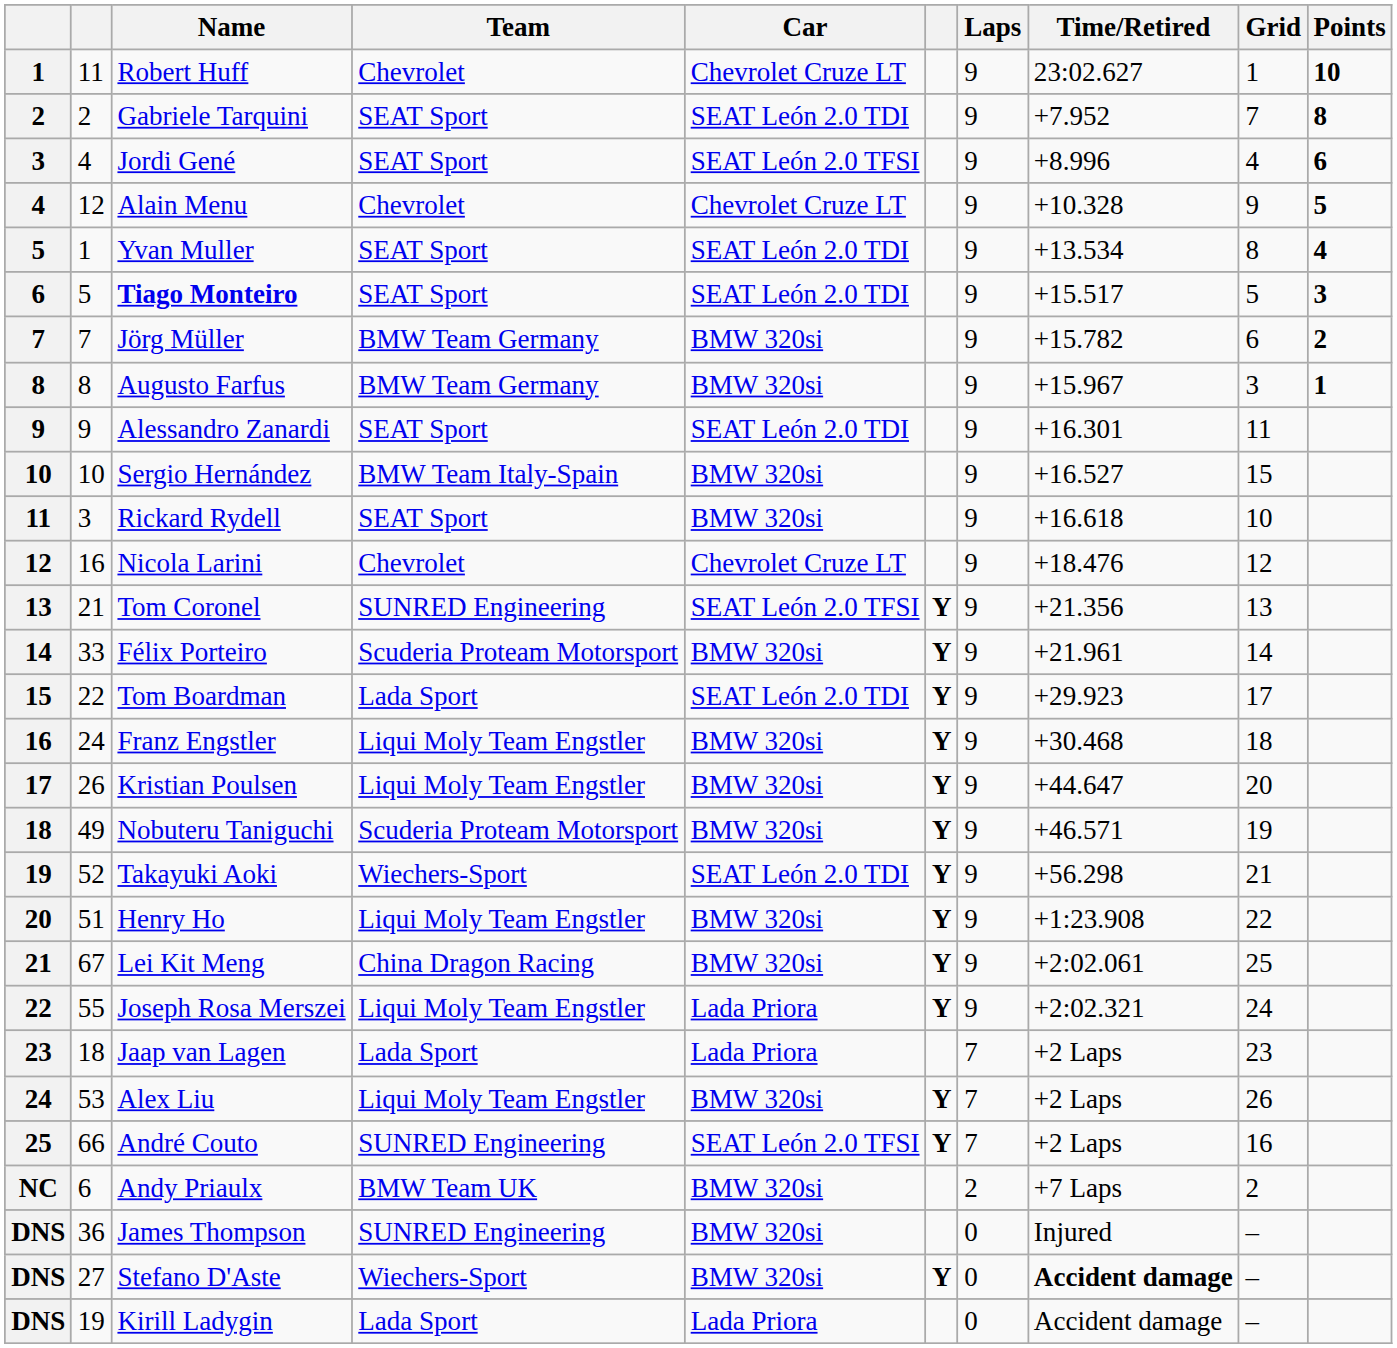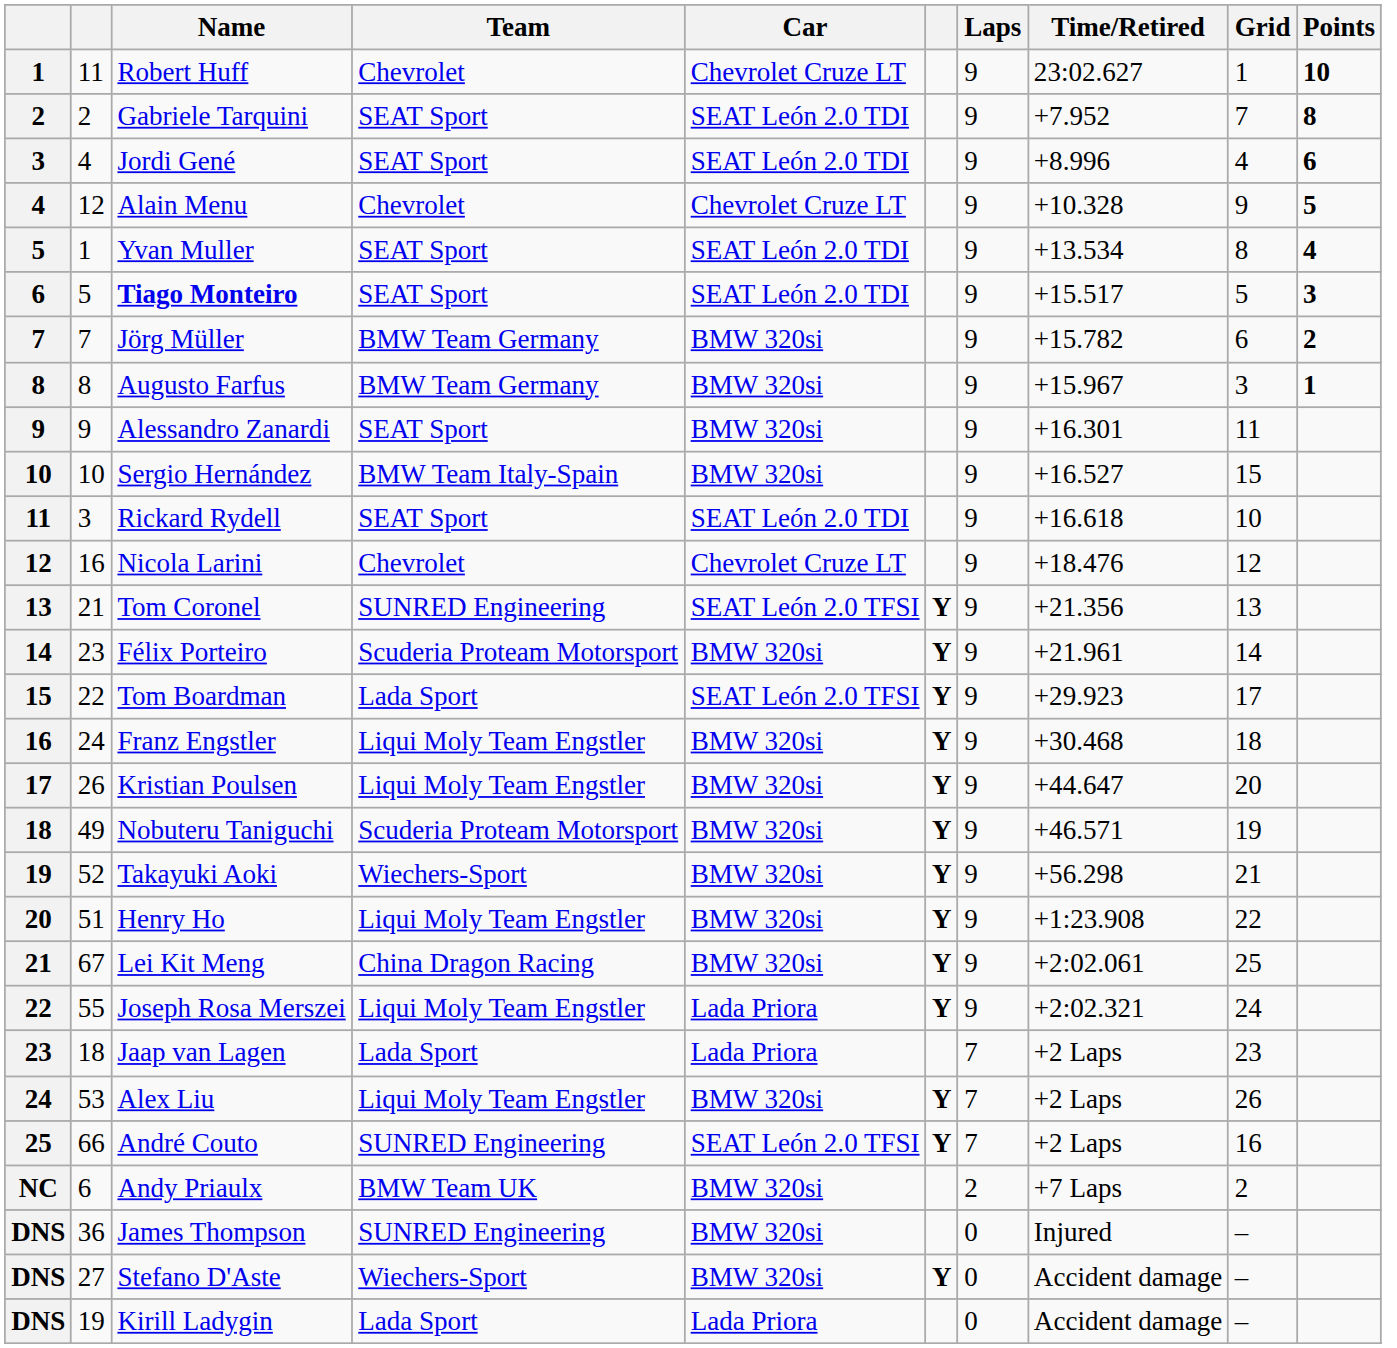(805, 160) SEAT León 2.0 TFSI -> (800, 160) SEAT León 2.0 TDI
(800, 428) SEAT León 2.0 TDI -> (757, 428) BMW 320si
(757, 517) BMW 320si -> (800, 517) SEAT León 2.0 TDI
(91, 651) 33 -> (91, 651) 23
(800, 696) SEAT León 2.0 TDI -> (805, 696) SEAT León 2.0 TFSI
(800, 874) SEAT León 2.0 TDI -> (757, 874) BMW 320si
(1133, 1276) bold -> (1128, 1276) normal
